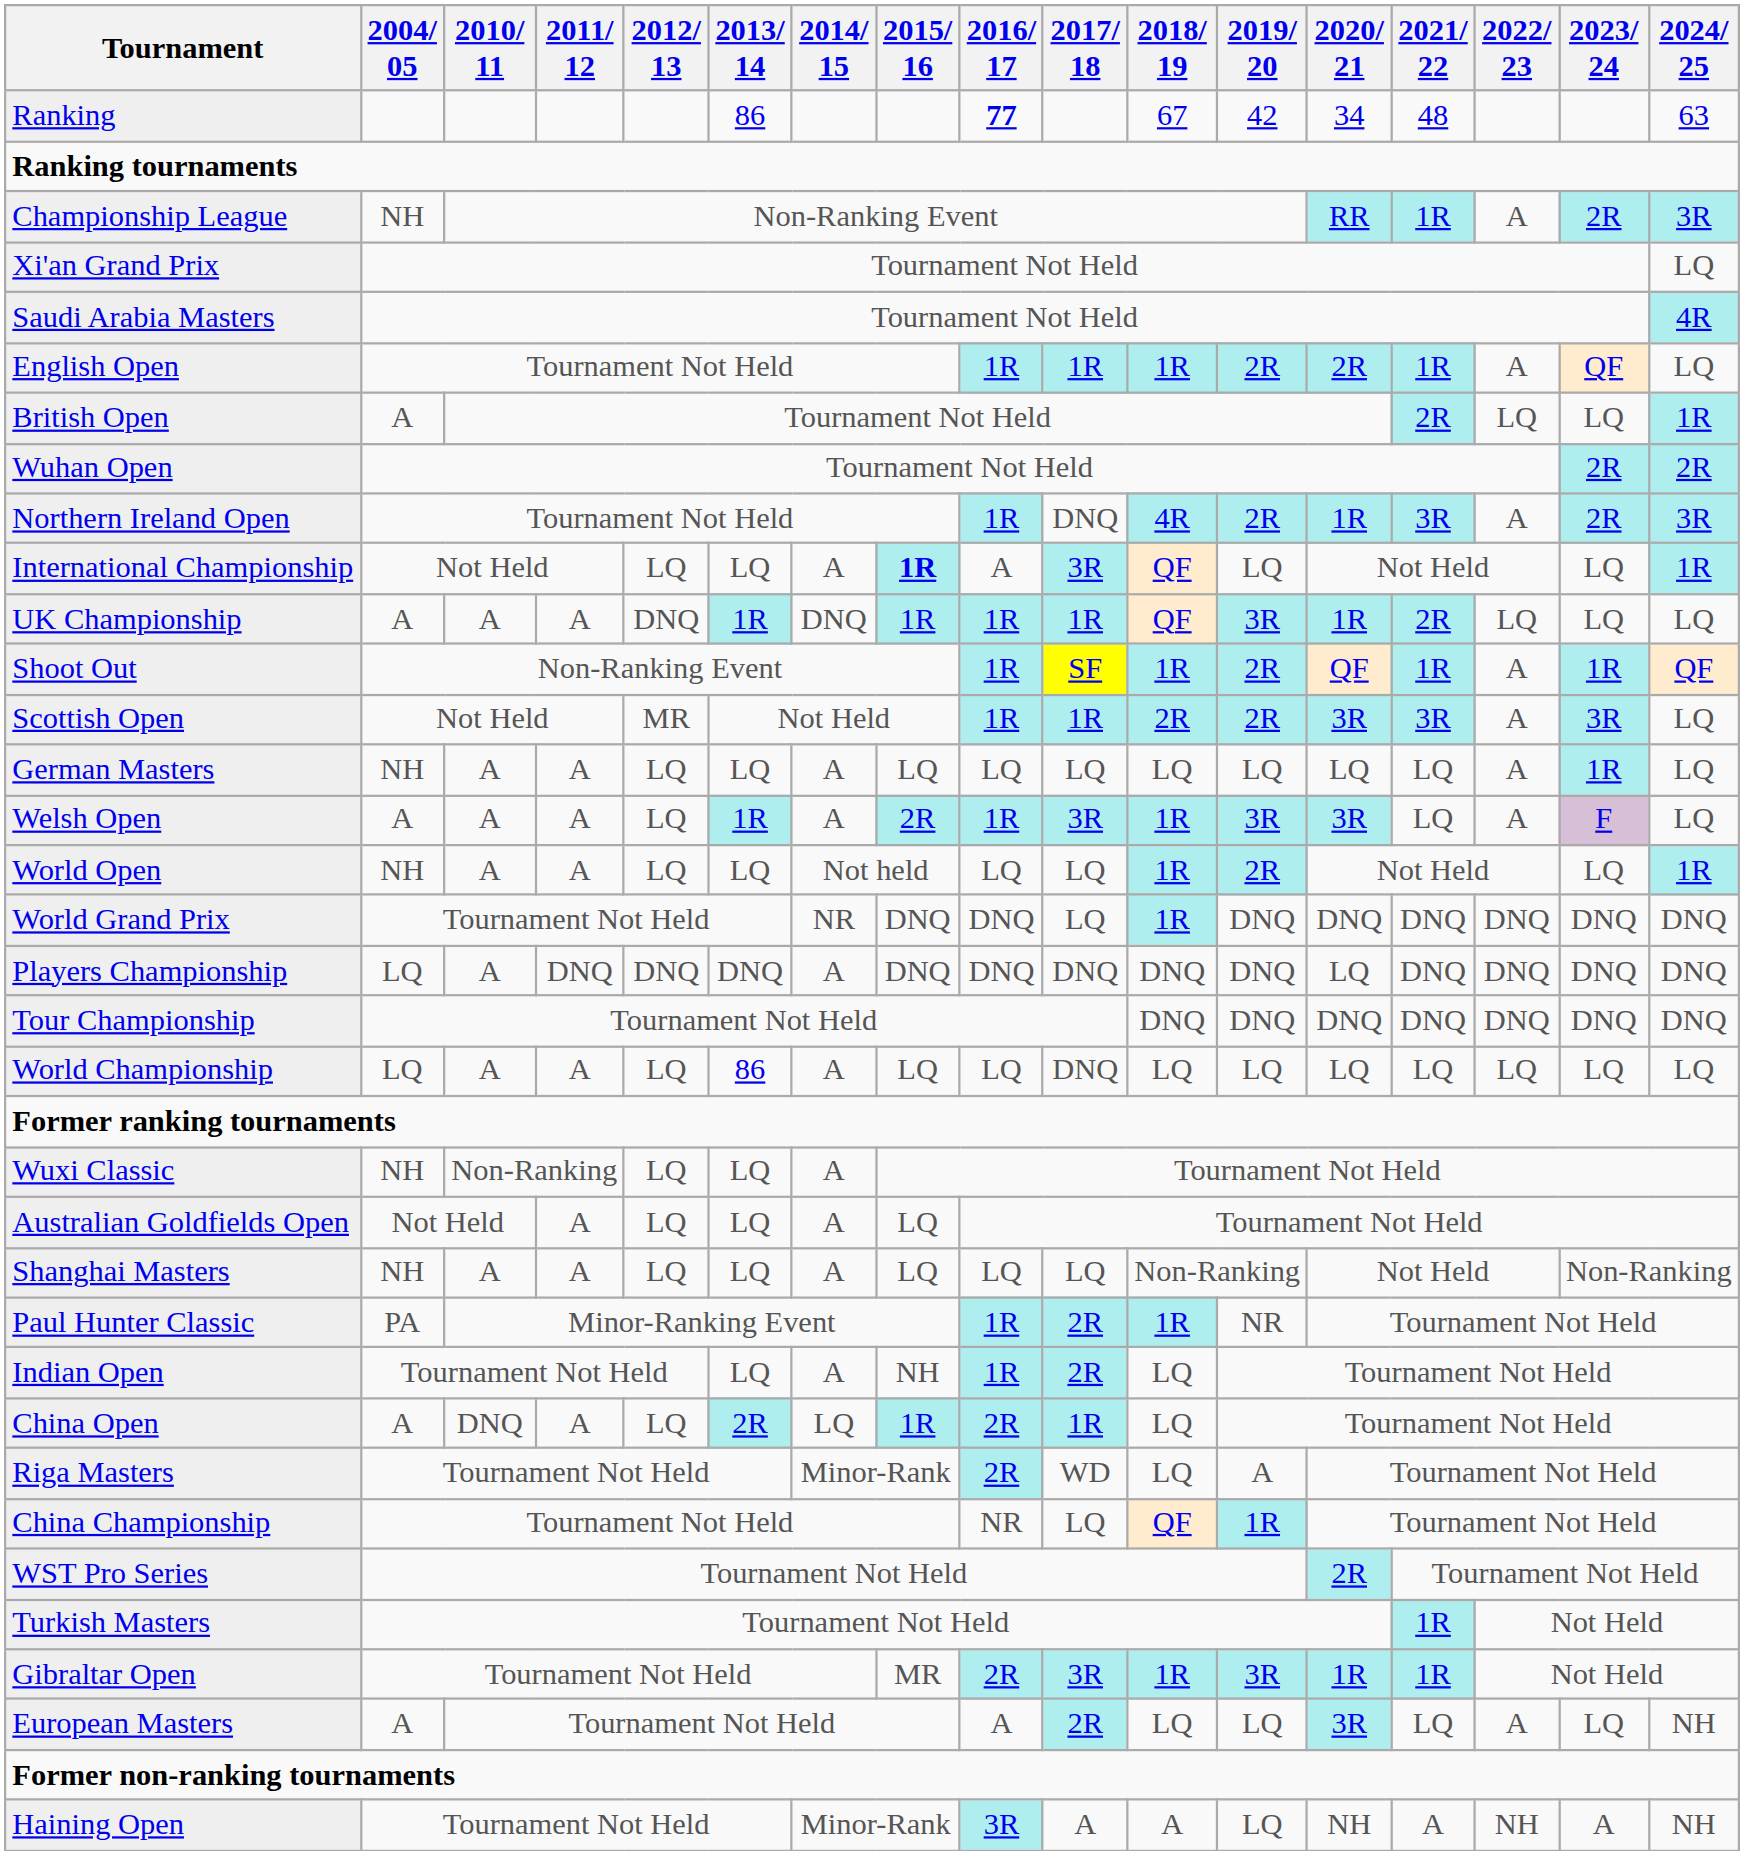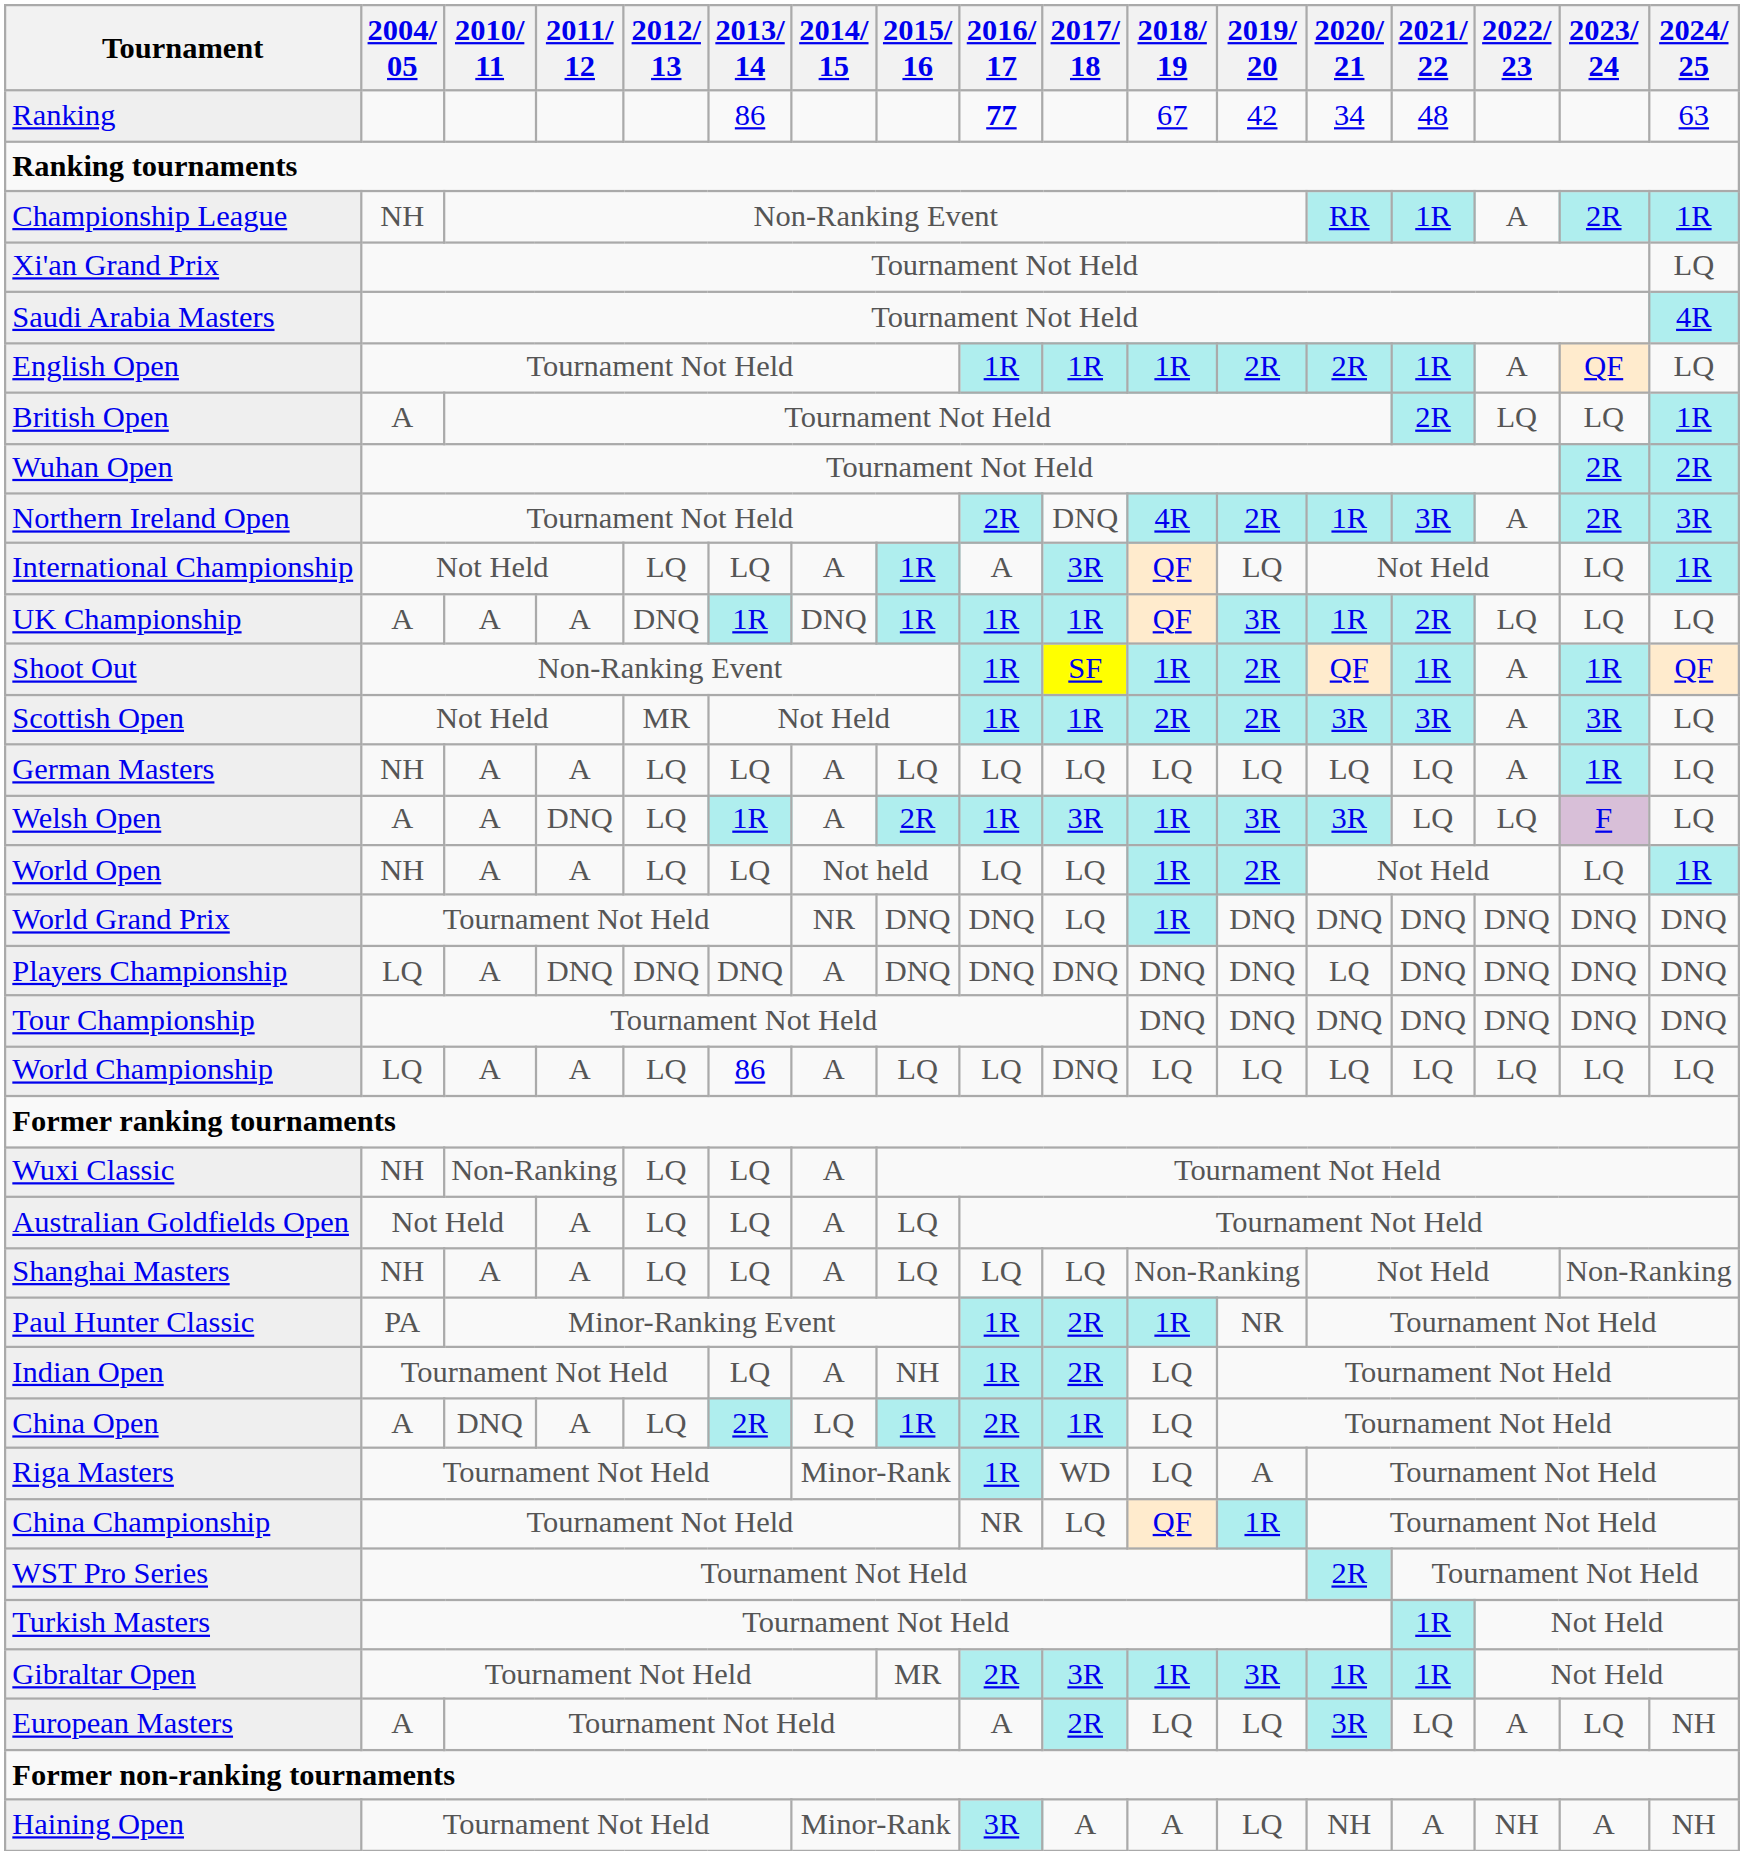(1694, 215) 3R -> (1694, 215) 1R
(1001, 517) 1R -> (1001, 517) 2R
(918, 567) bold -> (918, 567) normal
(580, 818) A -> (580, 818) DNQ
(1517, 818) A -> (1517, 818) LQ
(1001, 1472) 2R -> (1001, 1472) 1R
